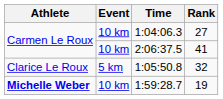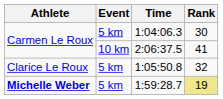(114, 32) 10 km -> (111, 32) 5 km
(201, 32) 27 -> (201, 32) 30
(114, 86) 10 km -> (111, 86) 5 km
(201, 86) no background -> (201, 86) khaki background
